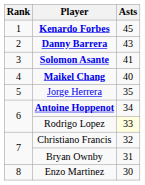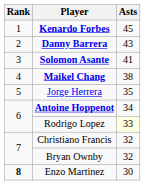(128, 76) 40 -> (128, 76) 38
(128, 156) 31 -> (128, 156) 32
(18, 172) normal -> (18, 172) bold
